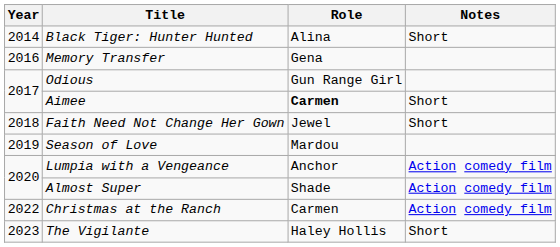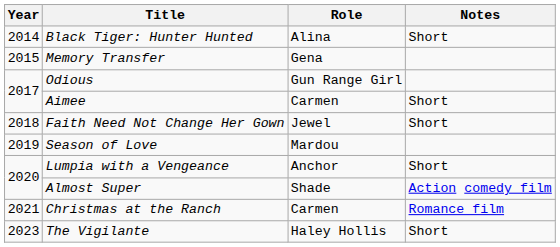(24, 59) 2016 -> (24, 59) 2015
(315, 102) bold -> (315, 102) normal
(480, 167) Action comedy film -> (428, 167) Short
(24, 210) 2022 -> (24, 210) 2021
(480, 210) Action comedy film -> (456, 210) Romance film
